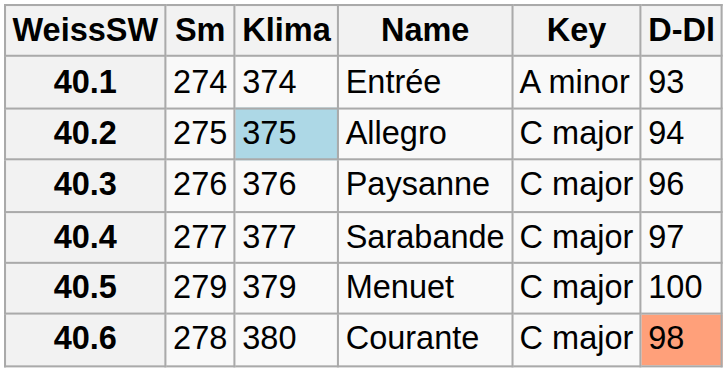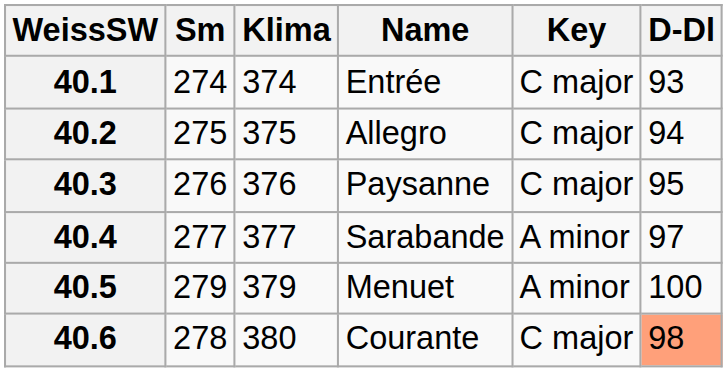(575, 81) A minor -> (576, 81) C major
(269, 133) lightblue background -> (269, 133) no background
(666, 184) 96 -> (666, 184) 95
(576, 236) C major -> (575, 236) A minor
(576, 287) C major -> (575, 287) A minor
